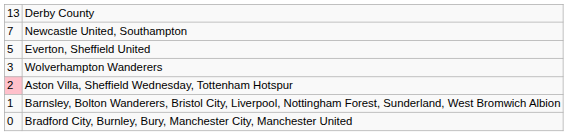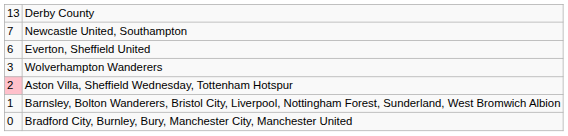(10, 49) 5 -> (10, 49) 6
